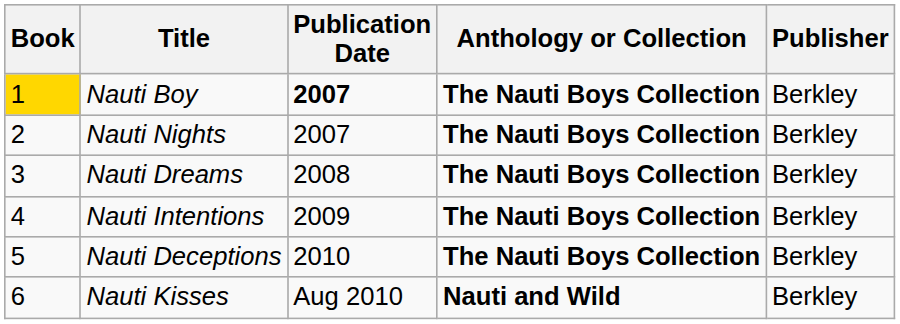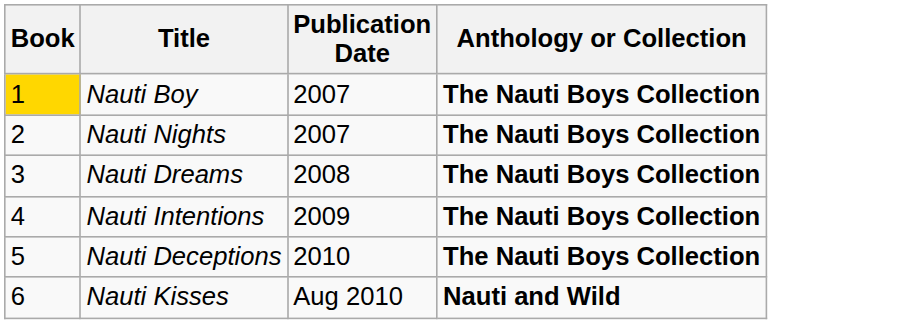- column: (830, 39)
(322, 94) bold -> (322, 94) normal
